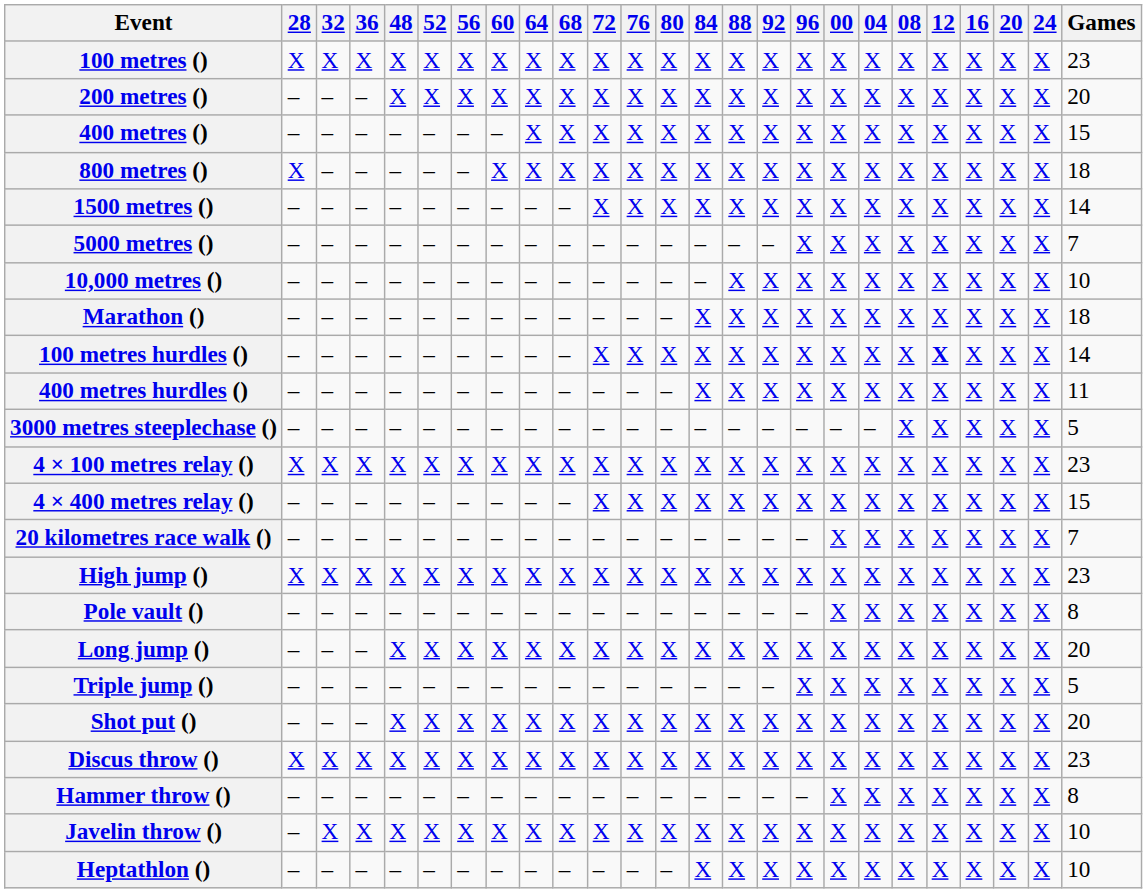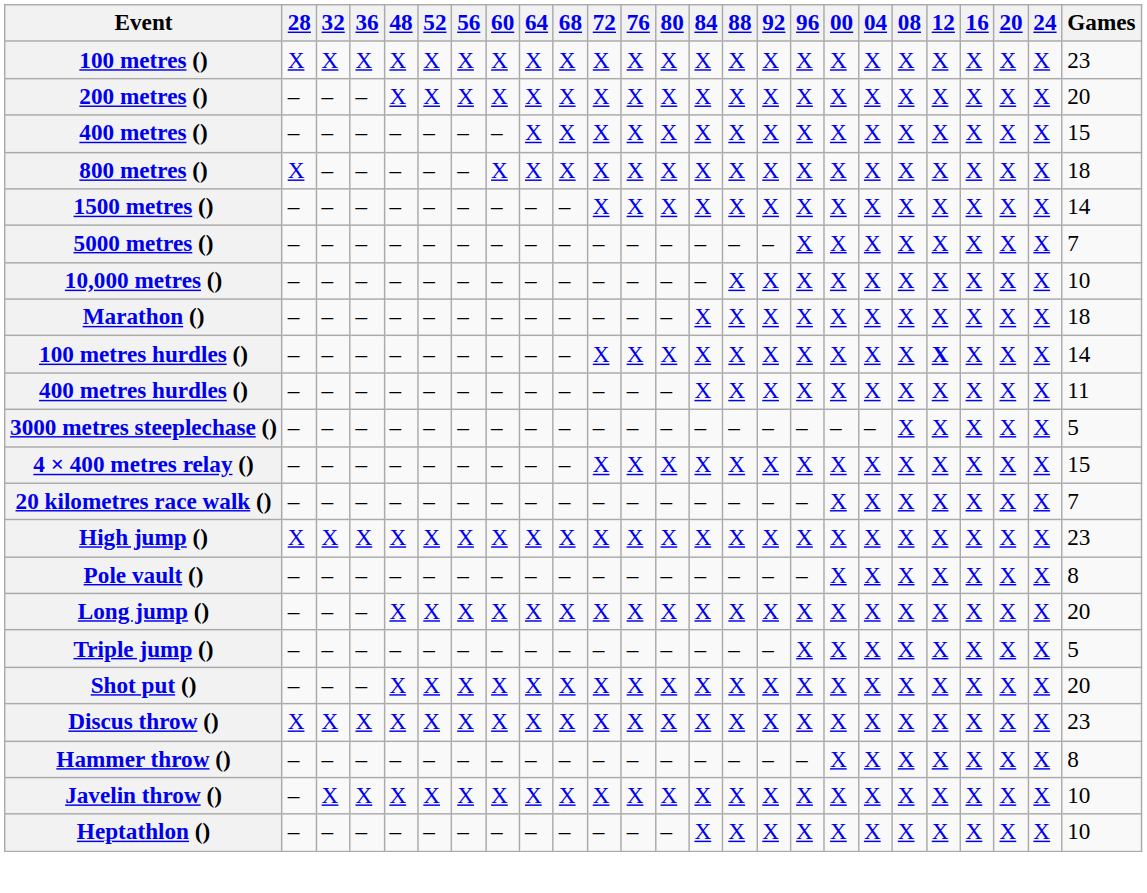- row: (144, 464)
